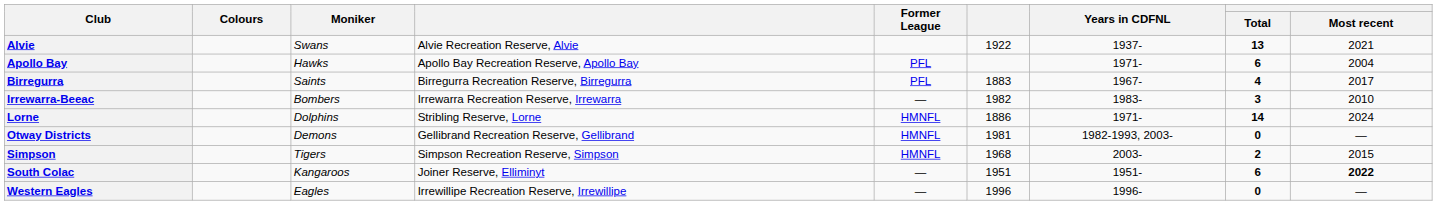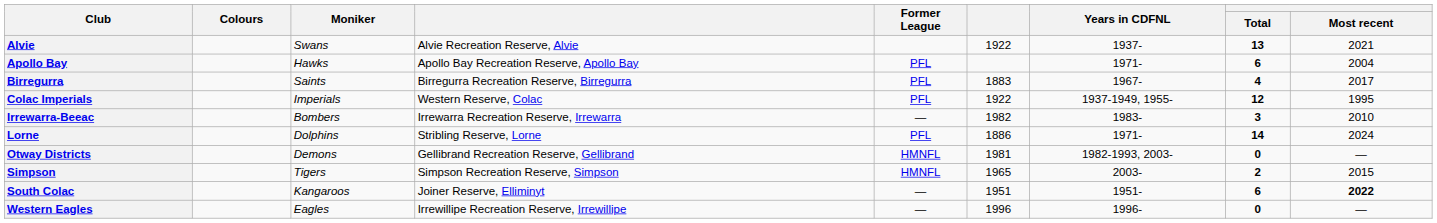+ row: (50, 99)
(921, 117) HMNFL -> (921, 136) PFL
(998, 154) 1968 -> (998, 172) 1965
